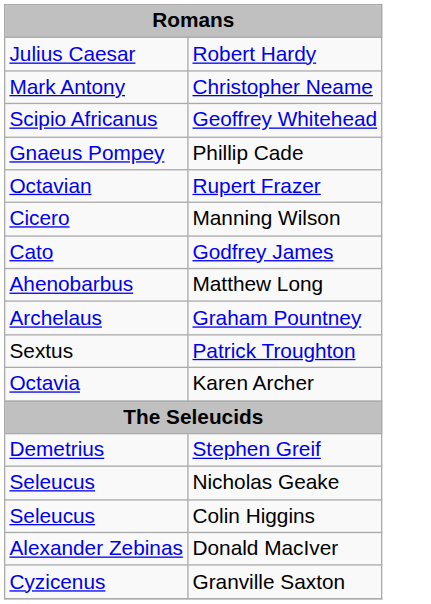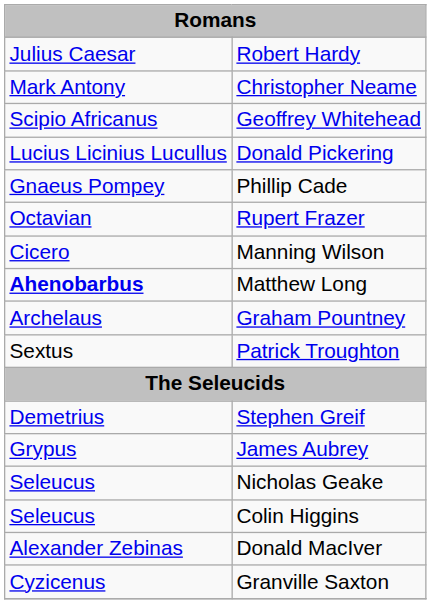+ row: (315, 152)
- row: (263, 251)
(71, 284) normal -> (76, 284) bold
- row: (253, 383)
+ row: (302, 449)
